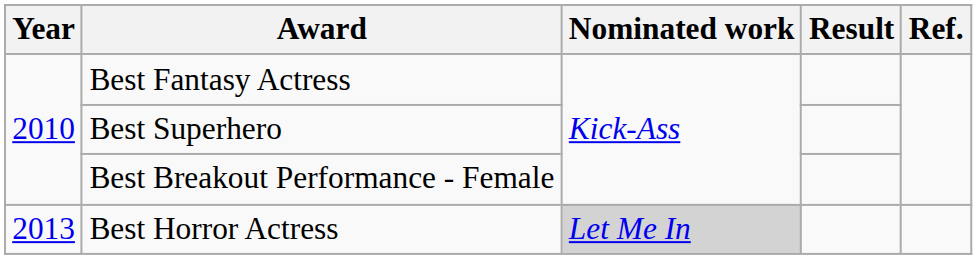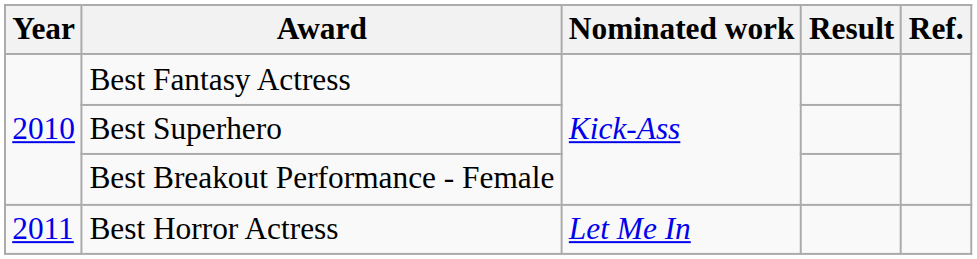(44, 228) 2013 -> (43, 228) 2011
(630, 228) lightgrey background -> (630, 228) no background
